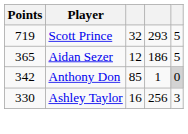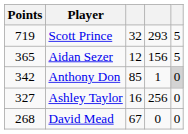(158, 56) 186 -> (158, 56) 156
(25, 98) 330 -> (25, 98) 327
(177, 98) 3 -> (177, 98) 0
+ row: (81, 118)
